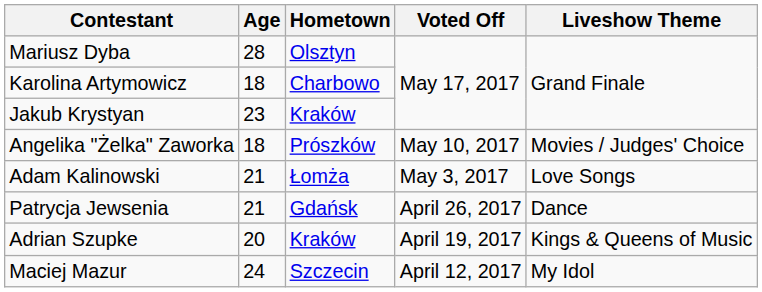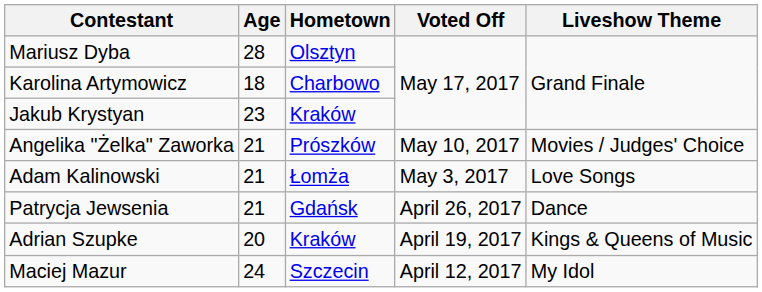(254, 146) 18 -> (254, 146) 21
